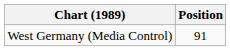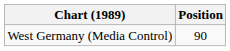(201, 35) 91 -> (201, 35) 90
